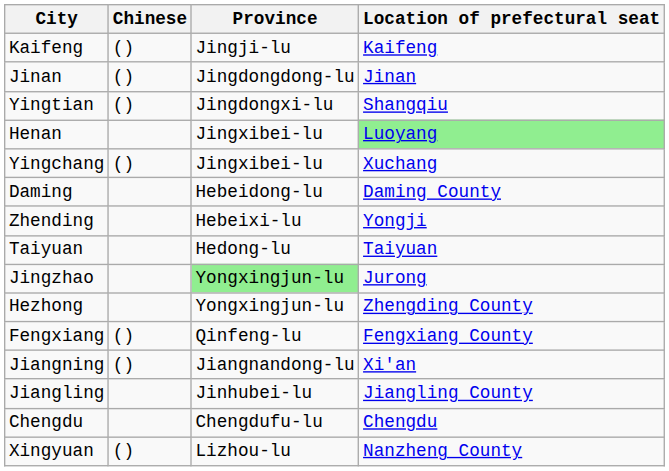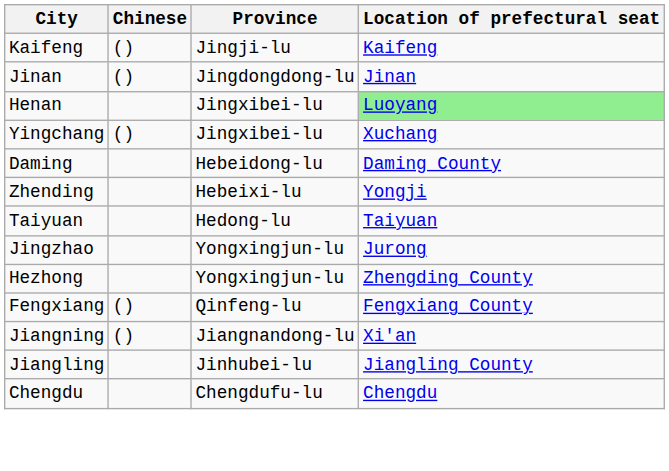- row: (51, 106)
(270, 278) lightgreen background -> (270, 250) no background
- row: (51, 451)
